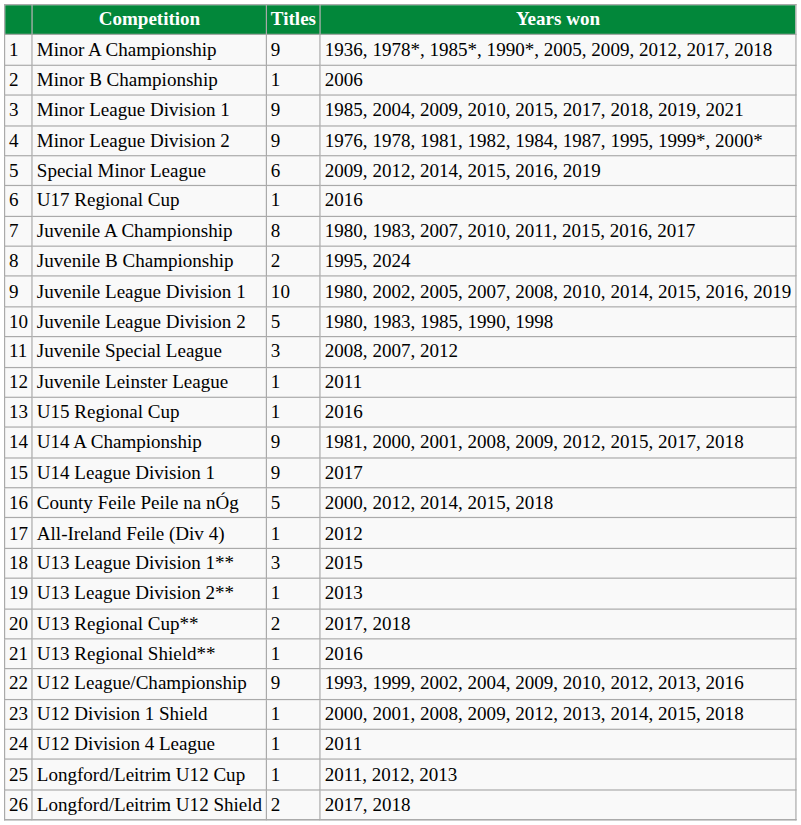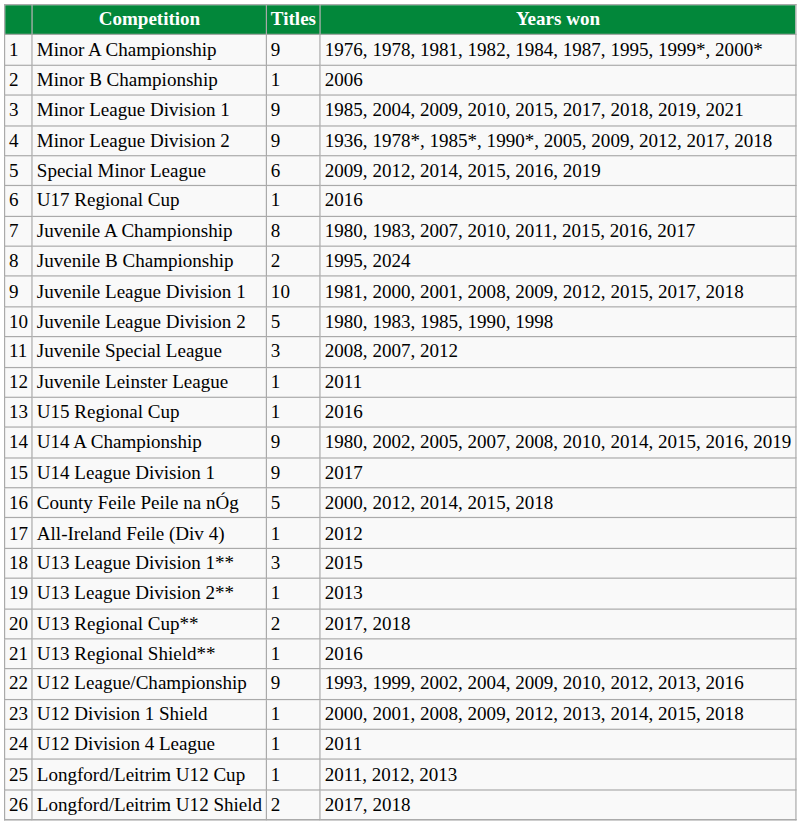(548, 49) 1936, 1978*, 1985*, 1990*, 2005, 2009, 2012, 2017, 2018 -> (544, 49) 1976, 1978, 1981, 1982, 1984, 1987, 1995, 1999*, 2000*
(544, 140) 1976, 1978, 1981, 1982, 1984, 1987, 1995, 1999*, 2000* -> (548, 140) 1936, 1978*, 1985*, 1990*, 2005, 2009, 2012, 2017, 2018
(558, 291) 1980, 2002, 2005, 2007, 2008, 2010, 2014, 2015, 2016, 2019 -> (534, 291) 1981, 2000, 2001, 2008, 2009, 2012, 2015, 2017, 2018
(534, 442) 1981, 2000, 2001, 2008, 2009, 2012, 2015, 2017, 2018 -> (558, 442) 1980, 2002, 2005, 2007, 2008, 2010, 2014, 2015, 2016, 2019
